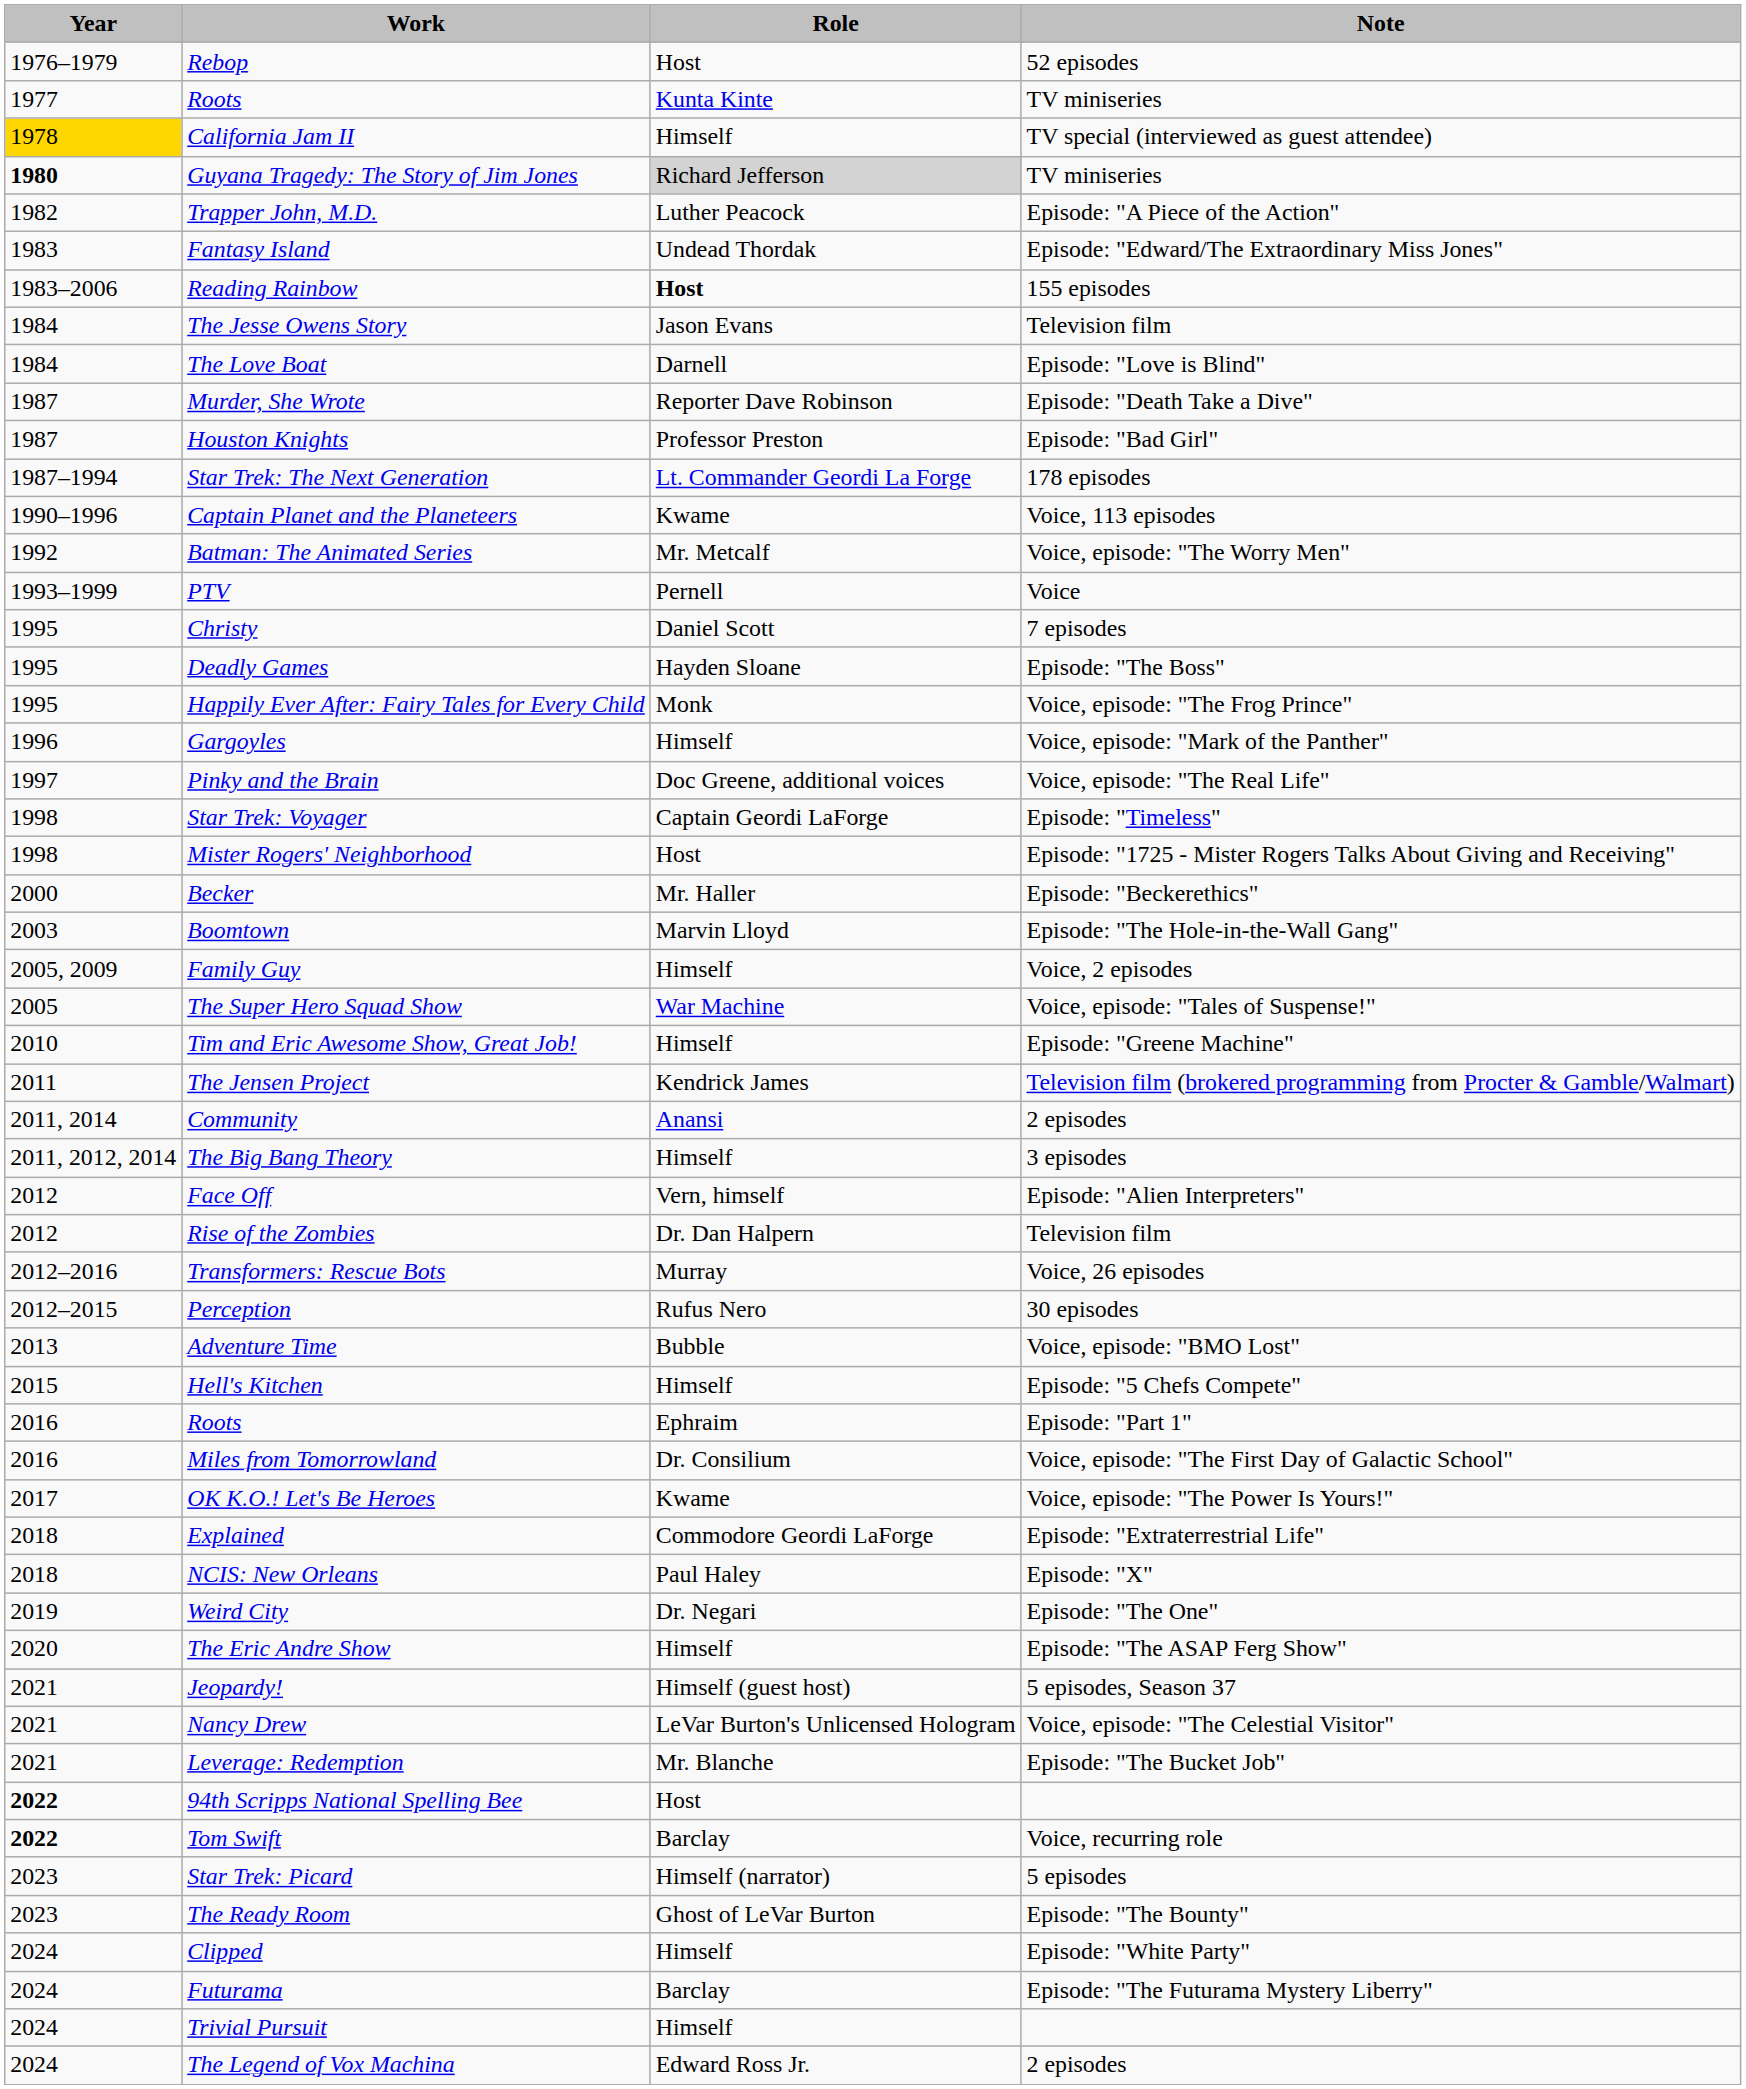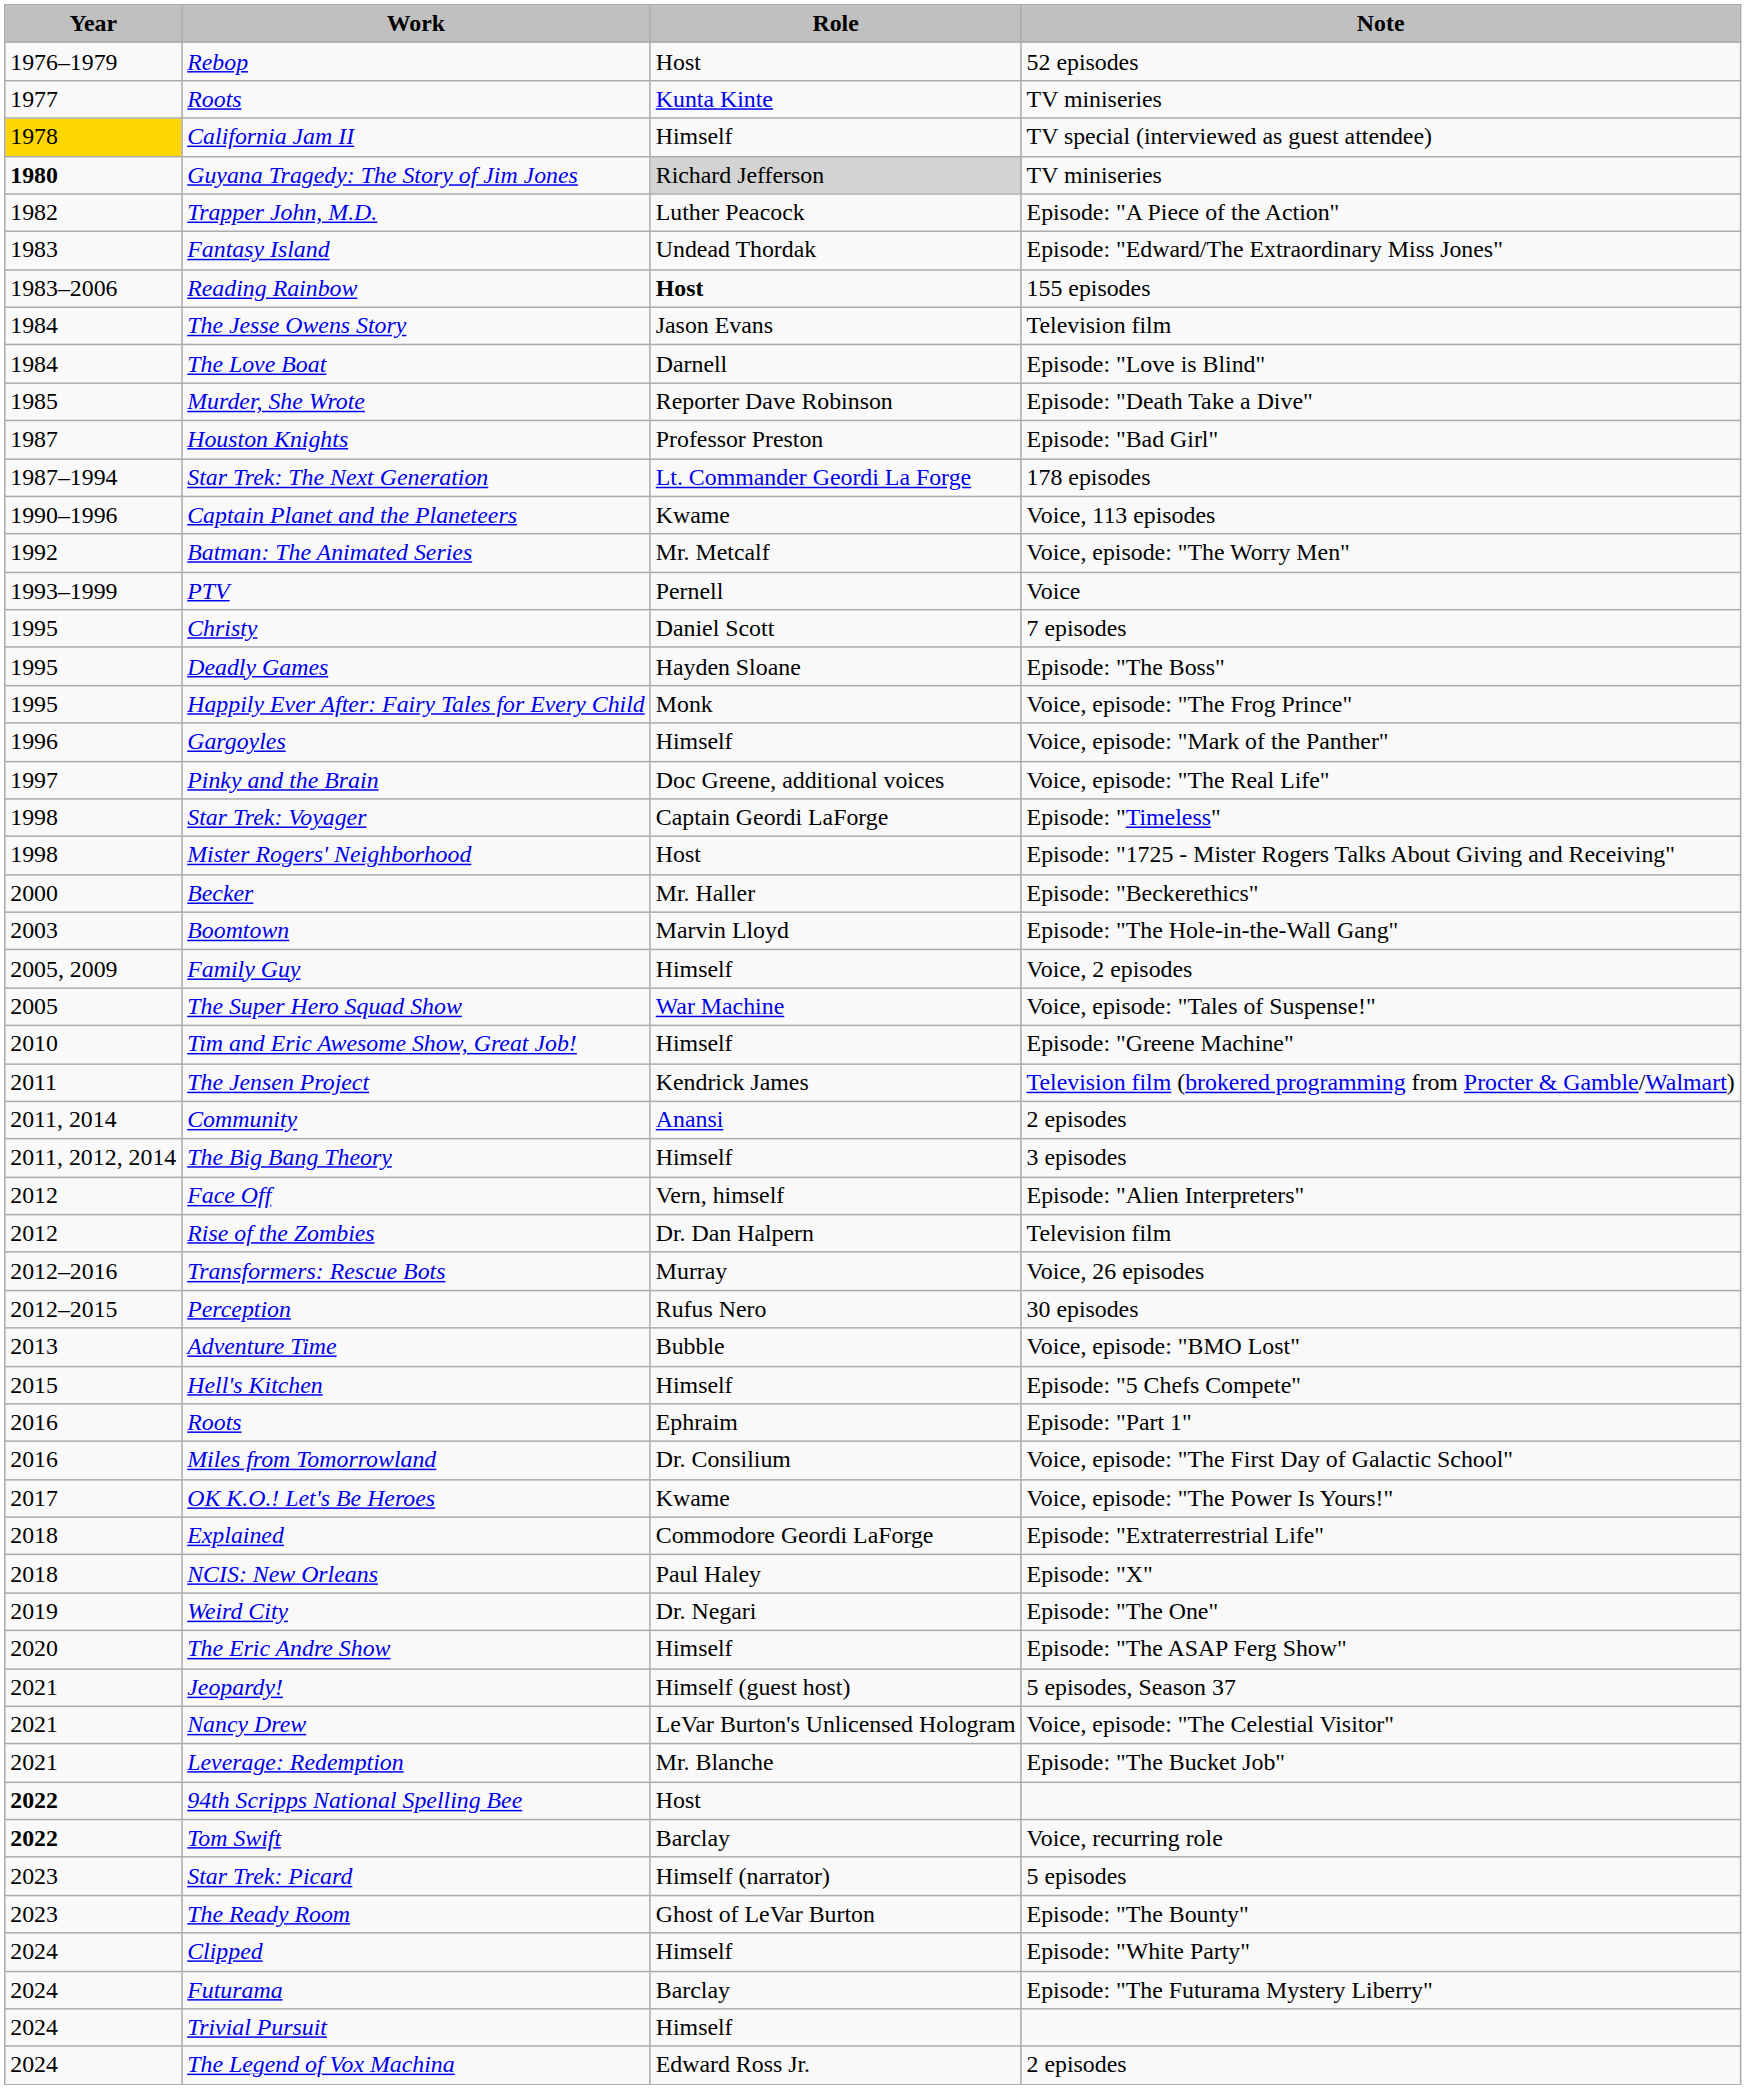(34, 401) 1987 -> (34, 401) 1985
